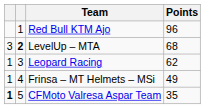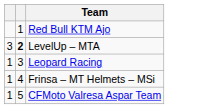- column: (182, 13)
(10, 96) bold -> (10, 96) normal
